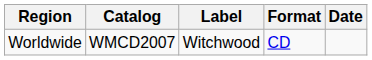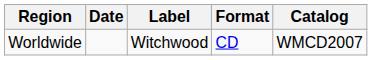columns swapped: (346, 17) <-> (132, 17)
